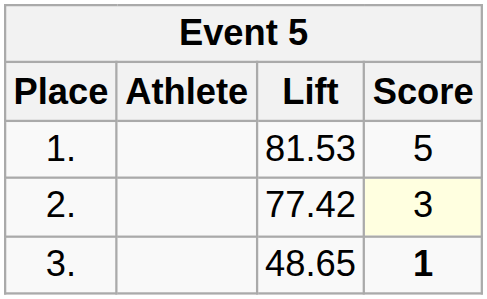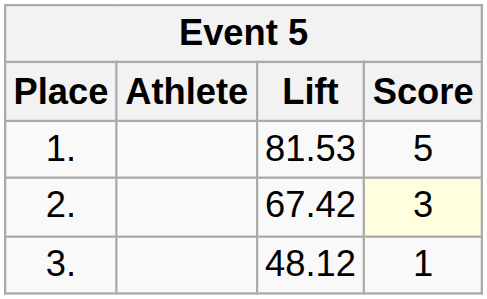(310, 206) 77.42 -> (310, 206) 67.42
(310, 263) 48.65 -> (310, 263) 48.12
(423, 263) bold -> (423, 263) normal
